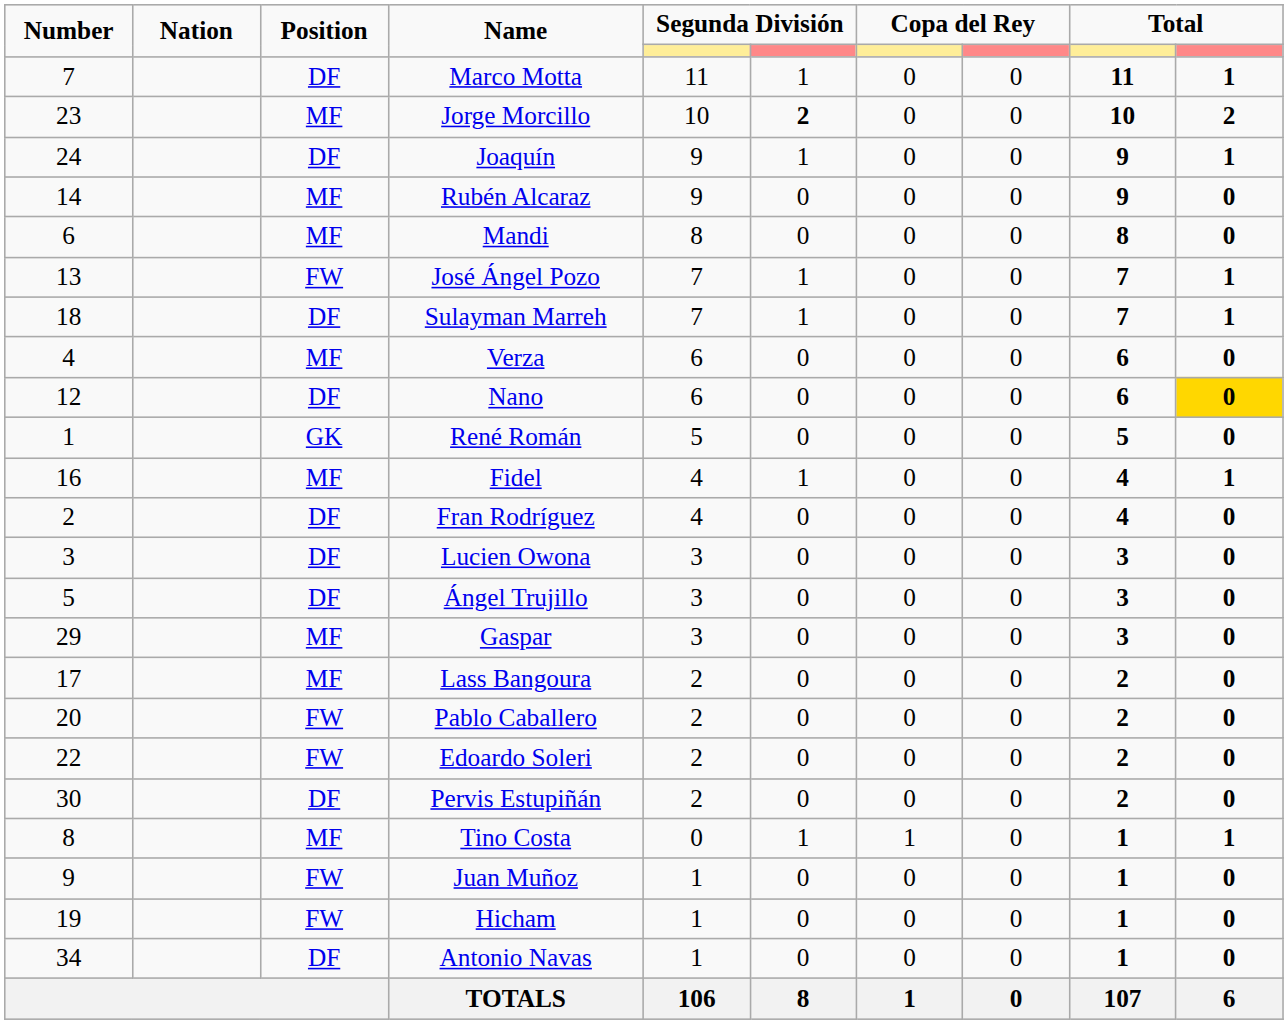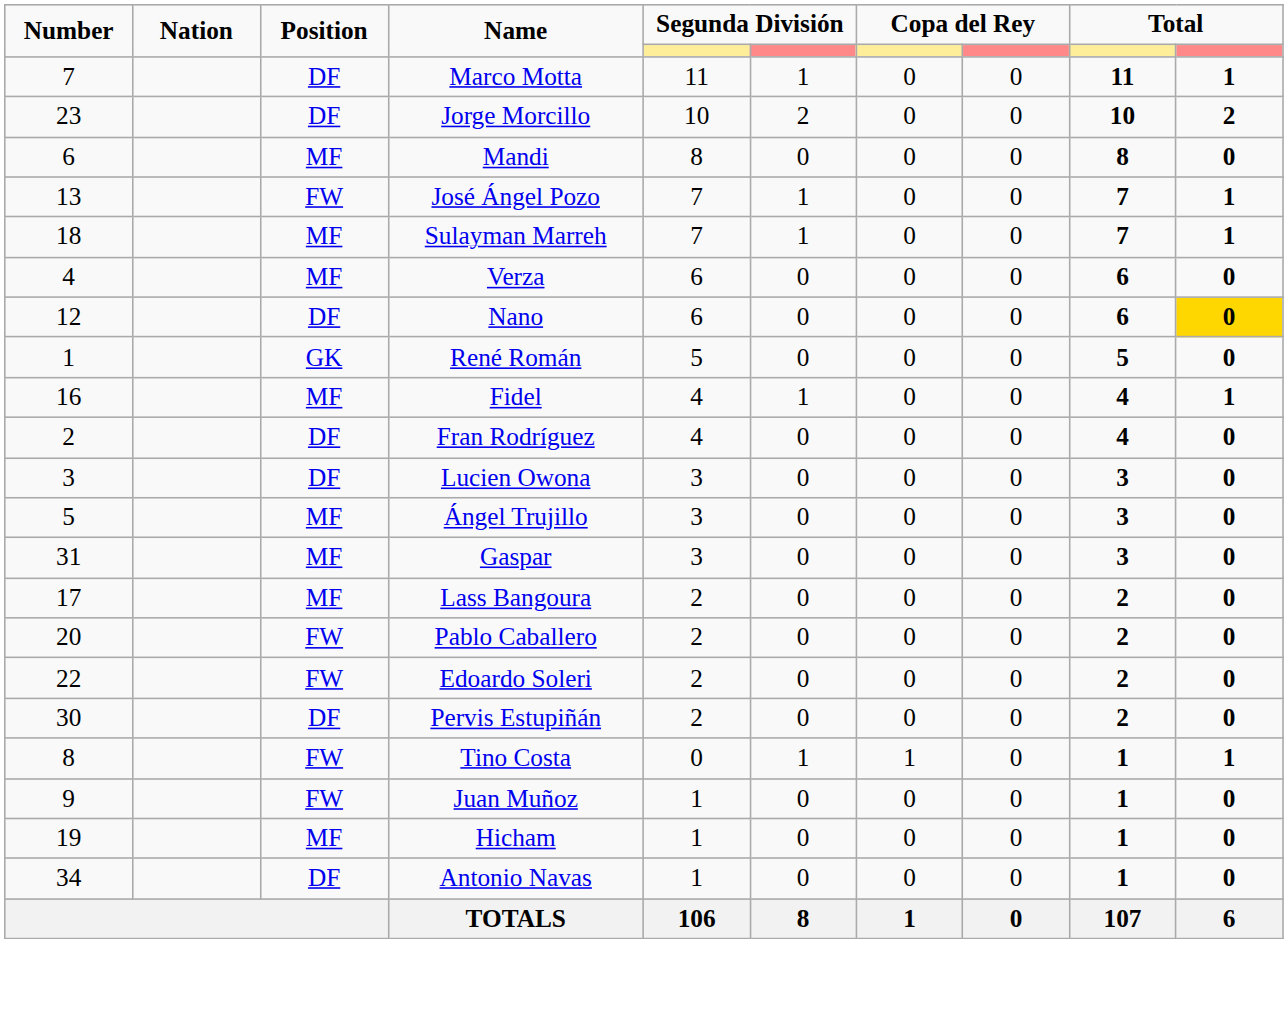(324, 116) MF -> (324, 116) DF
(803, 116) bold -> (803, 116) normal
- row: (516, 156)
- row: (516, 196)
(324, 316) DF -> (324, 236) MF
(324, 597) DF -> (324, 517) MF
(69, 637) 29 -> (69, 557) 31
(324, 838) MF -> (324, 757) FW
(324, 918) FW -> (324, 838) MF
